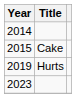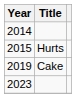(50, 48) Cake -> (50, 48) Hurts
(50, 66) Hurts -> (50, 66) Cake
